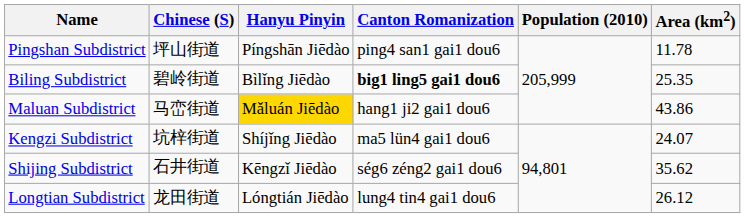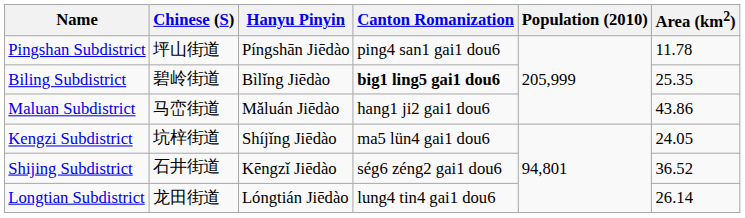(291, 109) gold background -> (291, 109) no background
(674, 138) 24.07 -> (674, 138) 24.05
(674, 168) 35.62 -> (674, 168) 36.52
(674, 197) 26.12 -> (674, 197) 26.14
